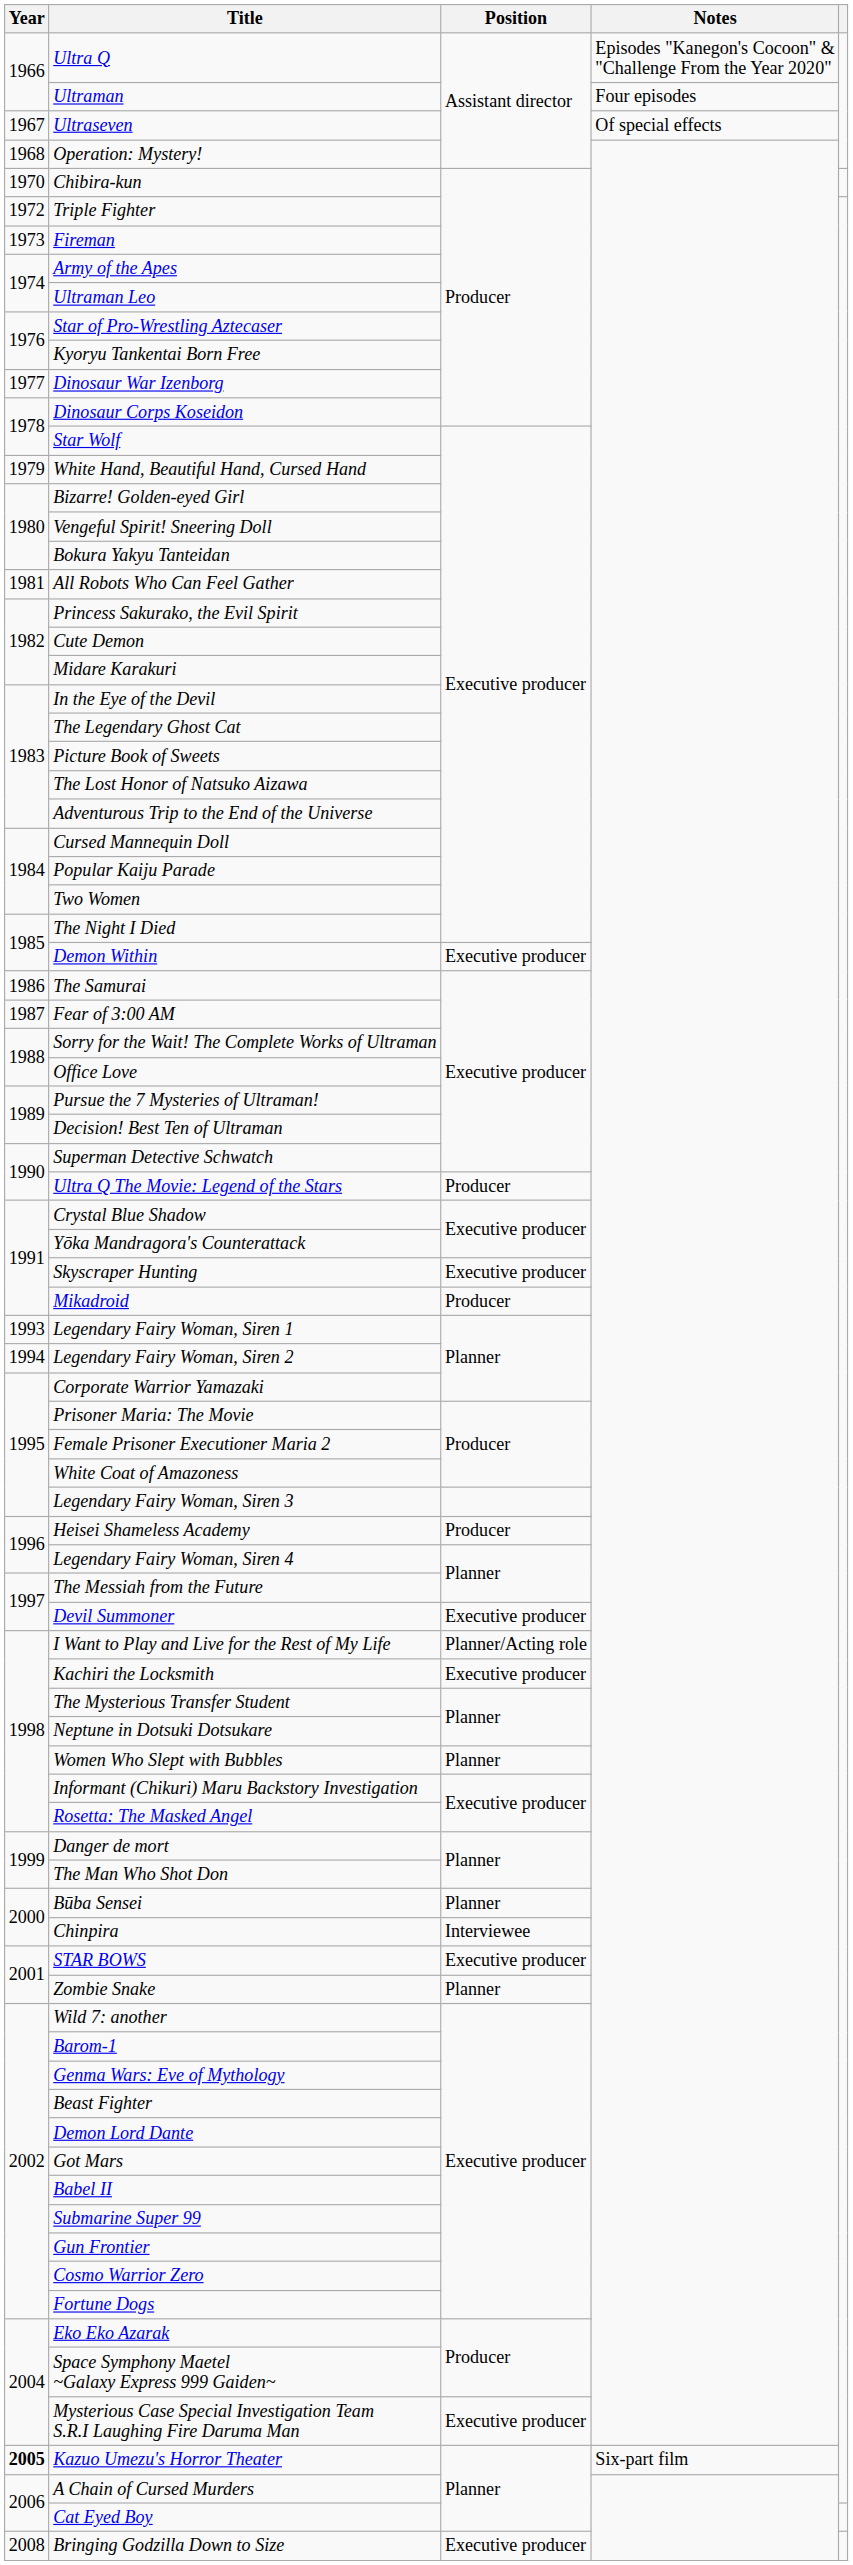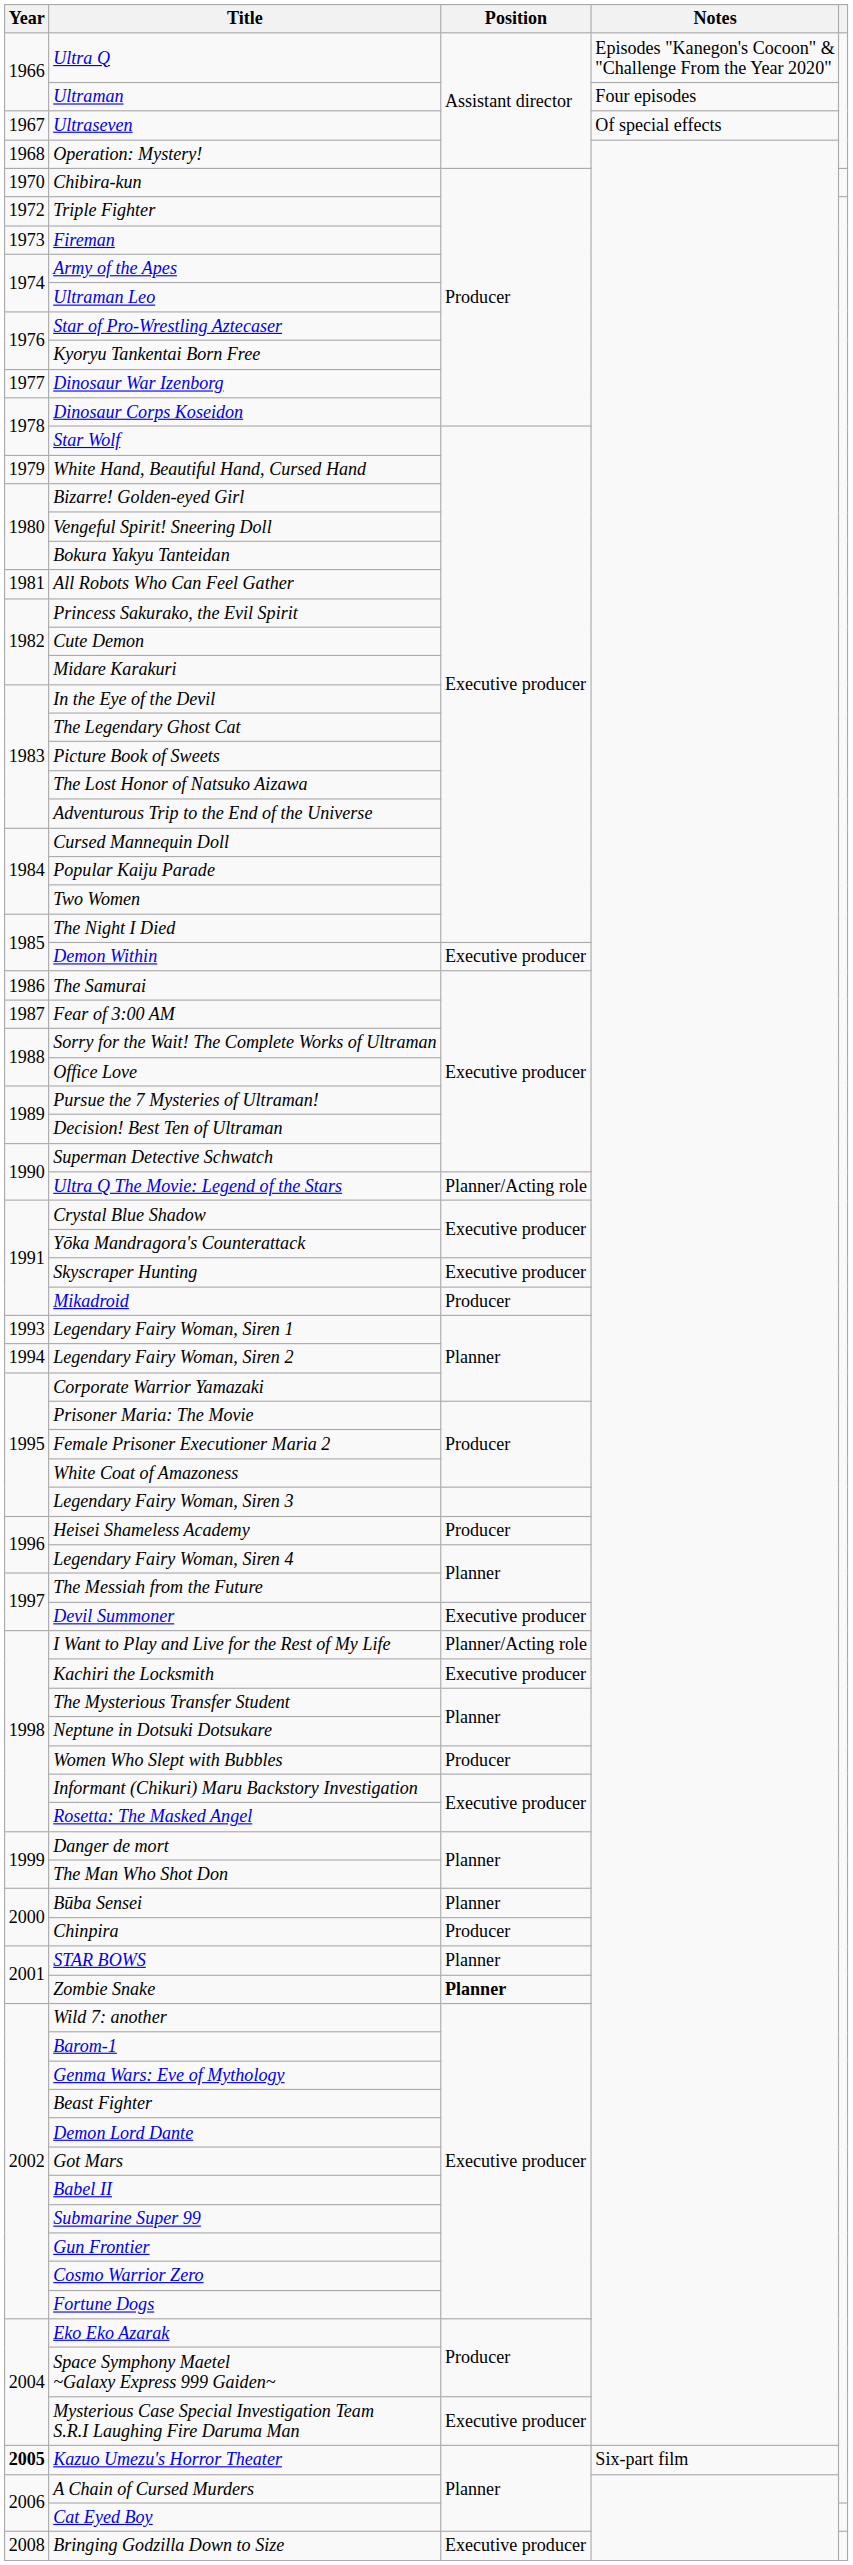(478, 1186) Producer -> (516, 1186) Planner/Acting role
(473, 1759) Planner -> (478, 1759) Producer
(488, 1931) Interviewee -> (478, 1931) Producer
(515, 1960) Executive producer -> (473, 1960) Planner
(473, 1988) normal -> (476, 1988) bold
